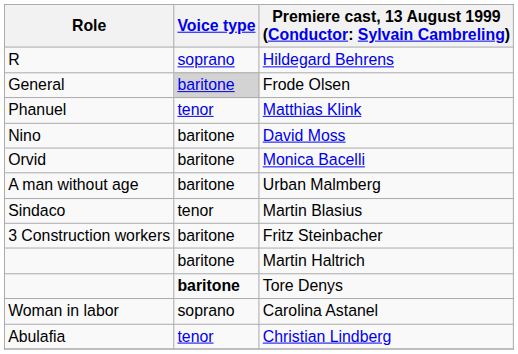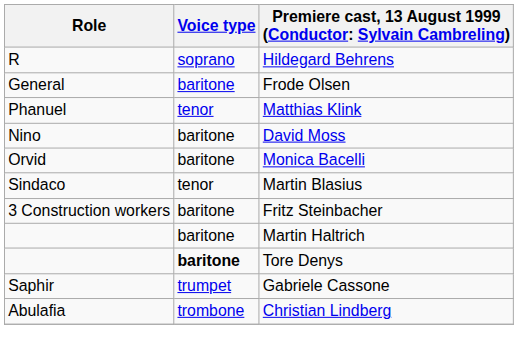(206, 85) lightgrey background -> (206, 85) no background
- row: (322, 185)
- row: (320, 311)
+ row: (326, 286)
(195, 336) tenor -> (211, 311) trombone
